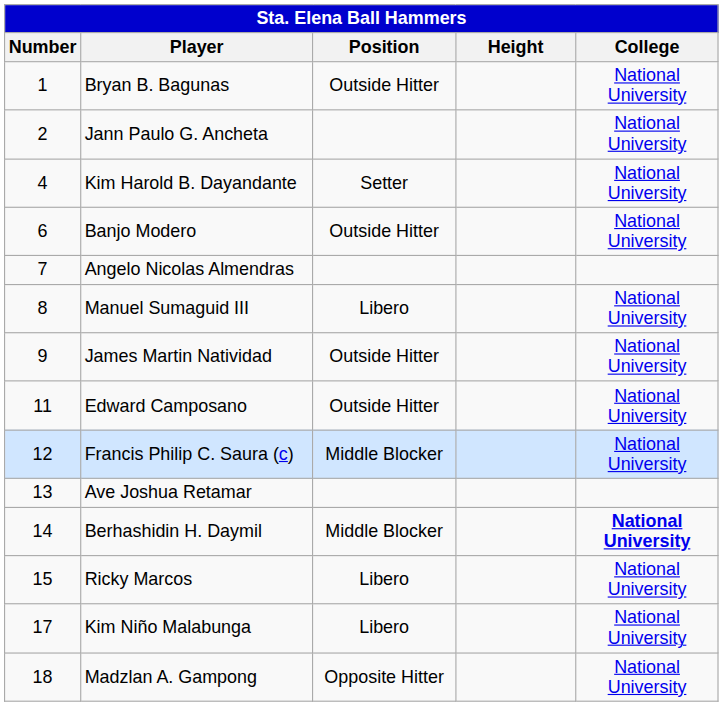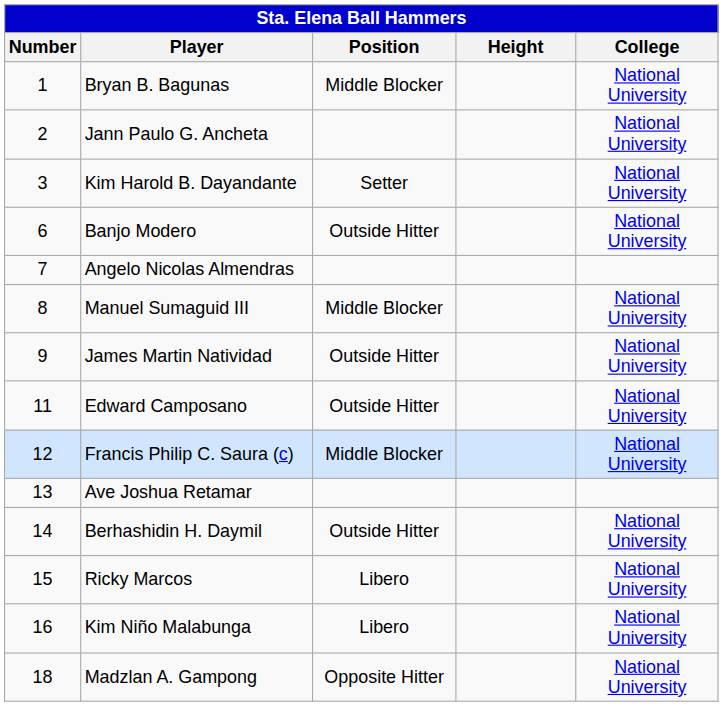(384, 85) Outside Hitter -> (384, 85) Middle Blocker
(43, 182) 4 -> (43, 182) 3
(384, 308) Libero -> (384, 308) Middle Blocker
(384, 531) Middle Blocker -> (384, 531) Outside Hitter
(647, 531) bold -> (647, 531) normal
(43, 628) 17 -> (43, 628) 16
